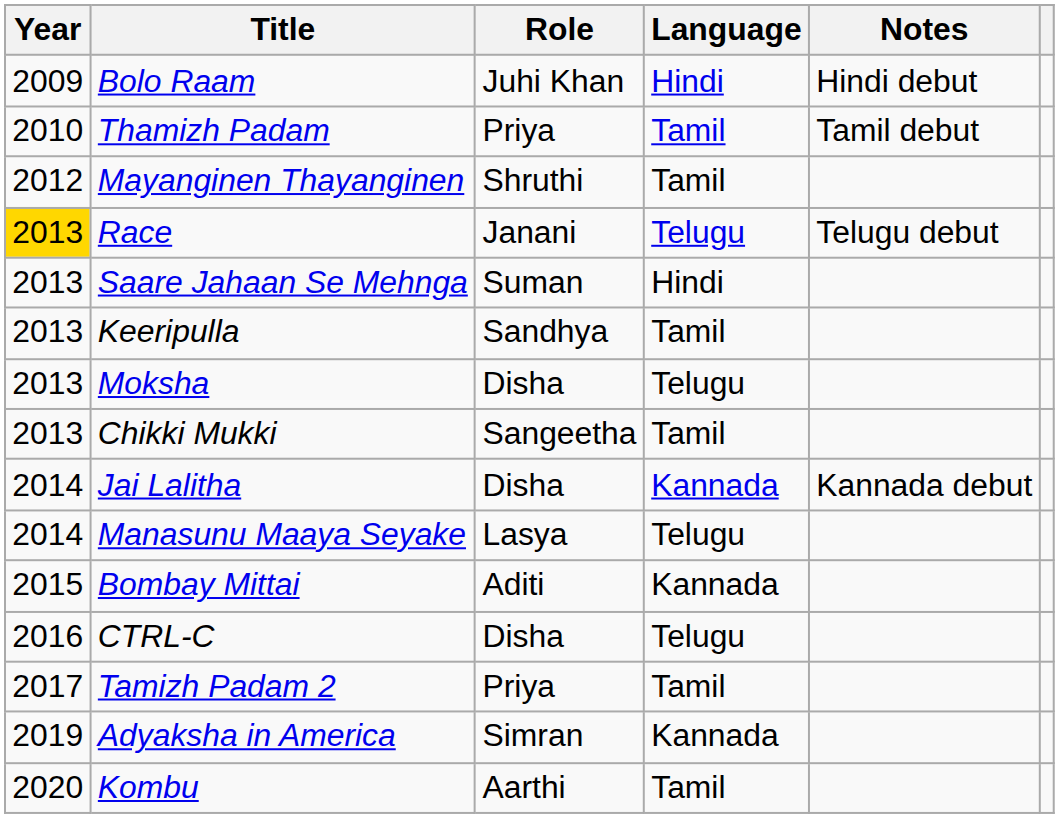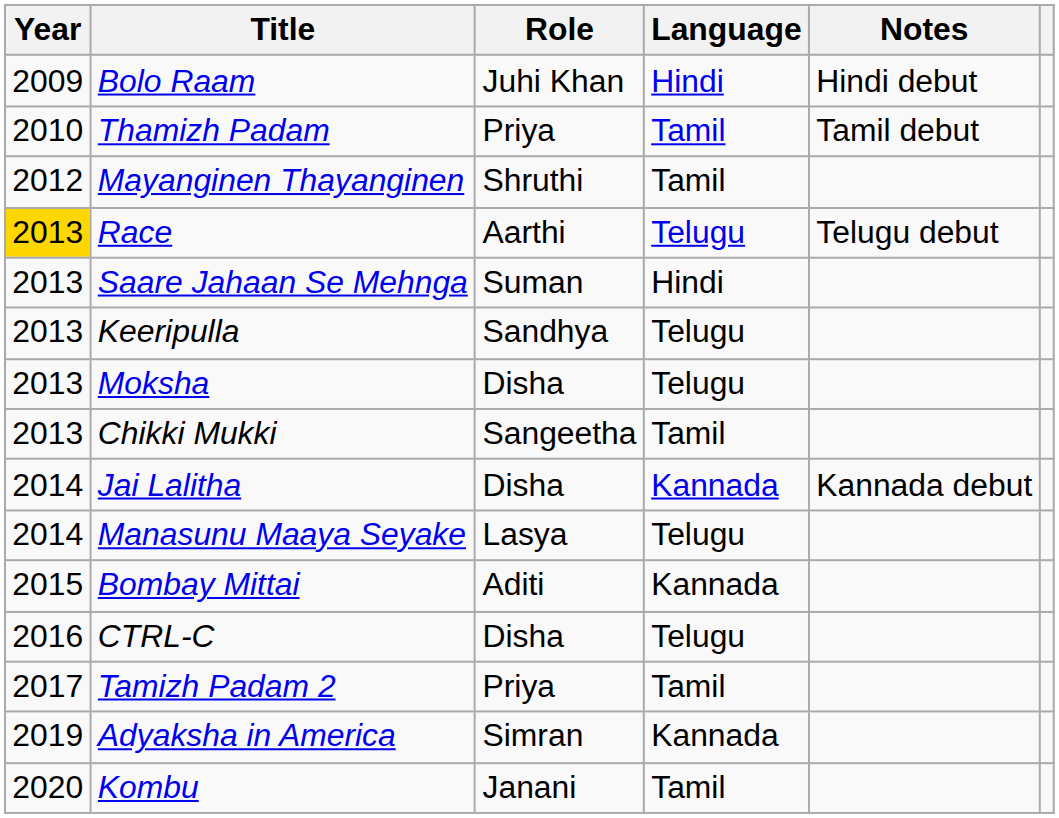(529, 231) Janani -> (524, 231) Aarthi
(688, 332) Tamil -> (698, 332) Telugu
(524, 787) Aarthi -> (529, 787) Janani
